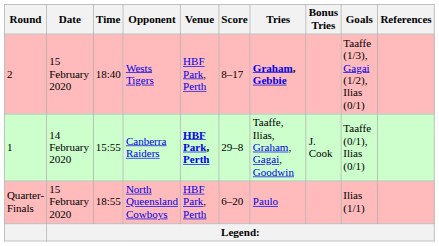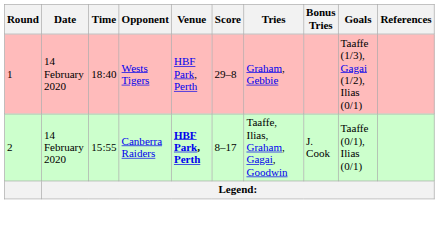(10, 74) 2 -> (10, 74) 1
(69, 74) 15 February 2020 -> (64, 74) 14 February 2020
(232, 74) 8–17 -> (226, 74) 29–8
(274, 74) bold -> (266, 74) normal
(10, 147) 1 -> (10, 147) 2
(232, 147) 29–8 -> (226, 147) 8–17
- row: (152, 202)
